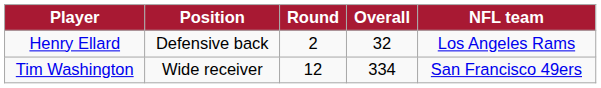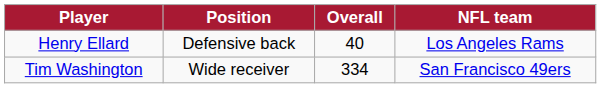- column: (313, 17)
(382, 43) 32 -> (355, 43) 40
